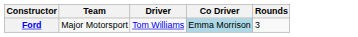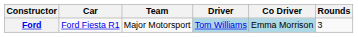+ column: (90, 11)
(158, 25) no background -> (221, 25) lightblue background
